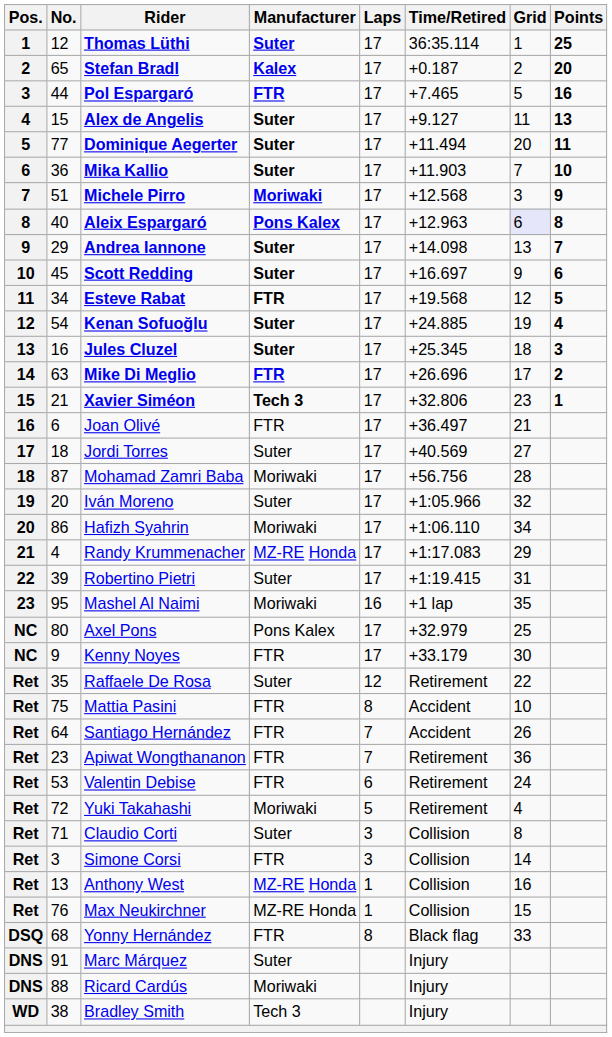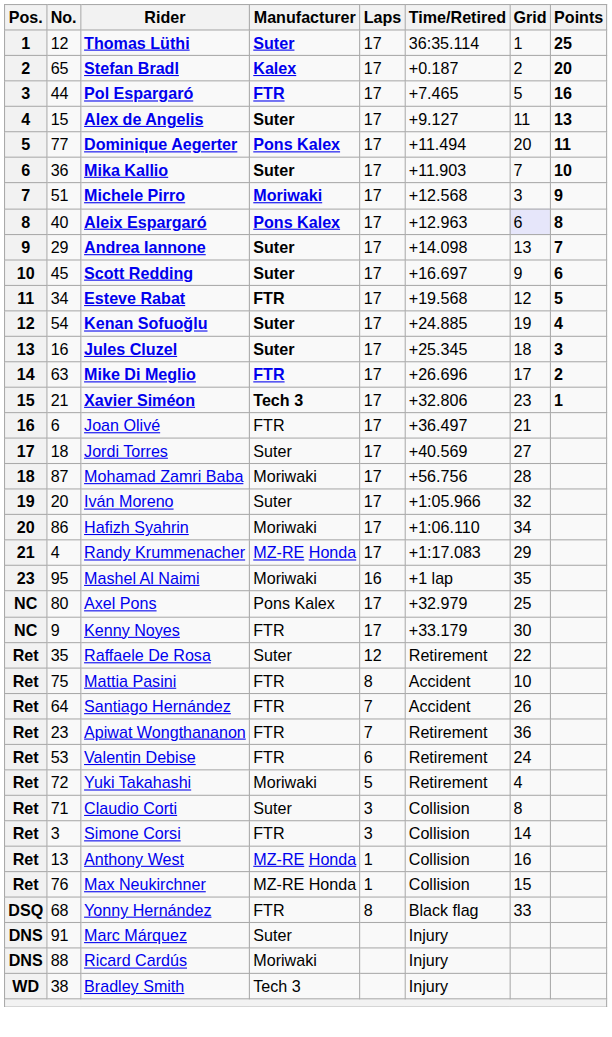(274, 145) Suter -> (297, 145) Pons Kalex
- row: (140, 579)
